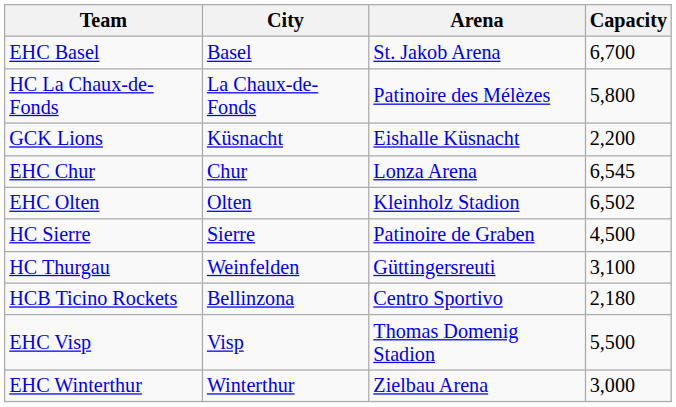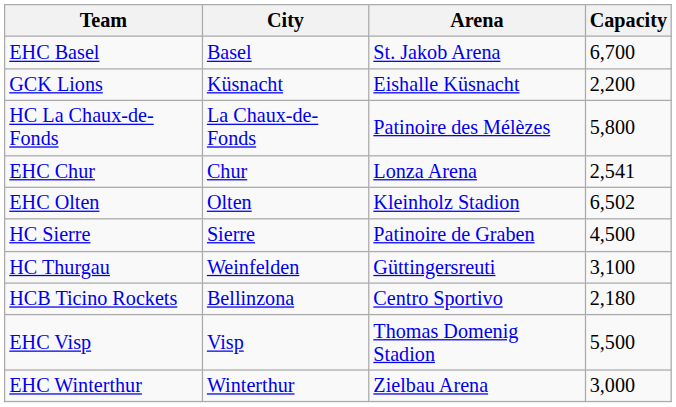rows swapped: (81, 95) <-> (56, 139)
(612, 171) 6,545 -> (612, 171) 2,541
